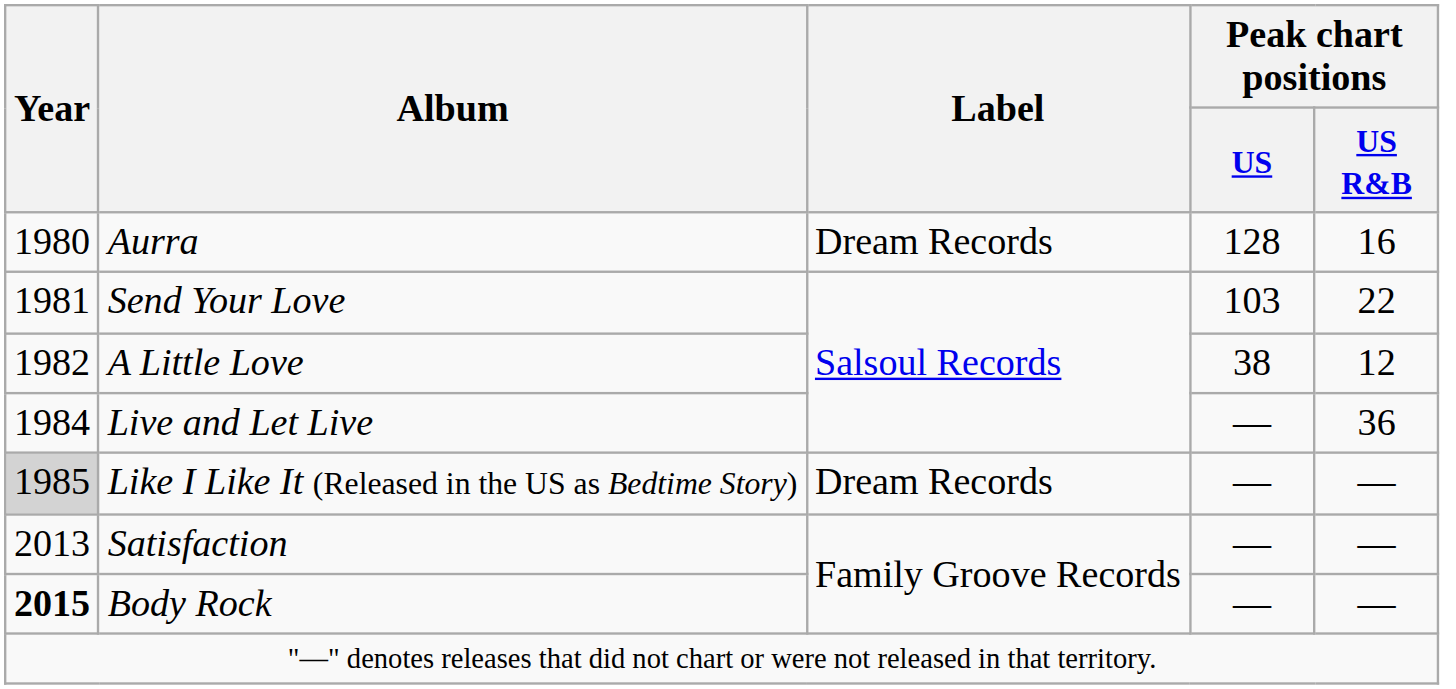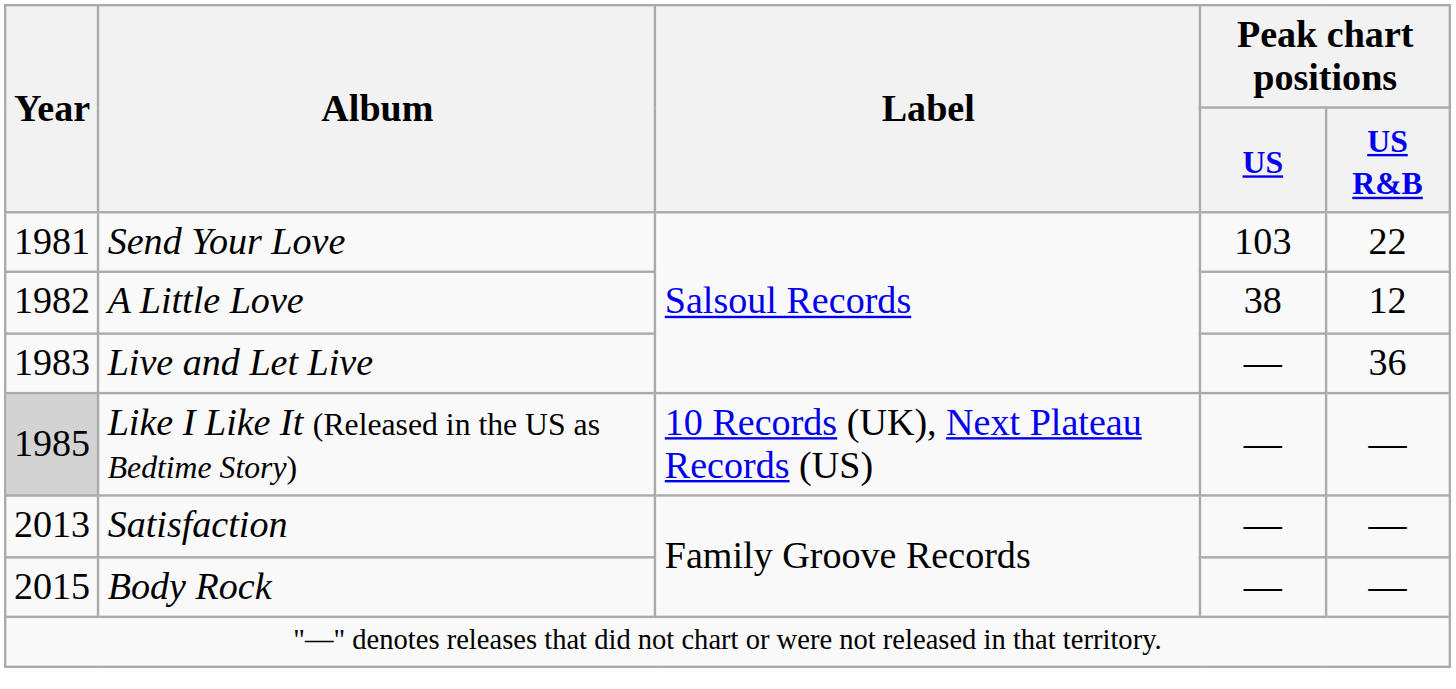- row: (153, 241)
(52, 422) 1984 -> (52, 361) 1983
(934, 482) Dream Records -> (903, 443) 10 Records (UK), Next Plateau Records (US)
(52, 603) bold -> (52, 585) normal
